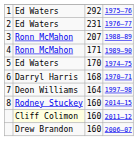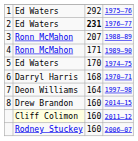(94, 24) normal -> (94, 24) bold
(49, 103) Rodney Stuckey -> (44, 103) Drew Brandon
(44, 129) Drew Brandon -> (49, 129) Rodney Stuckey
